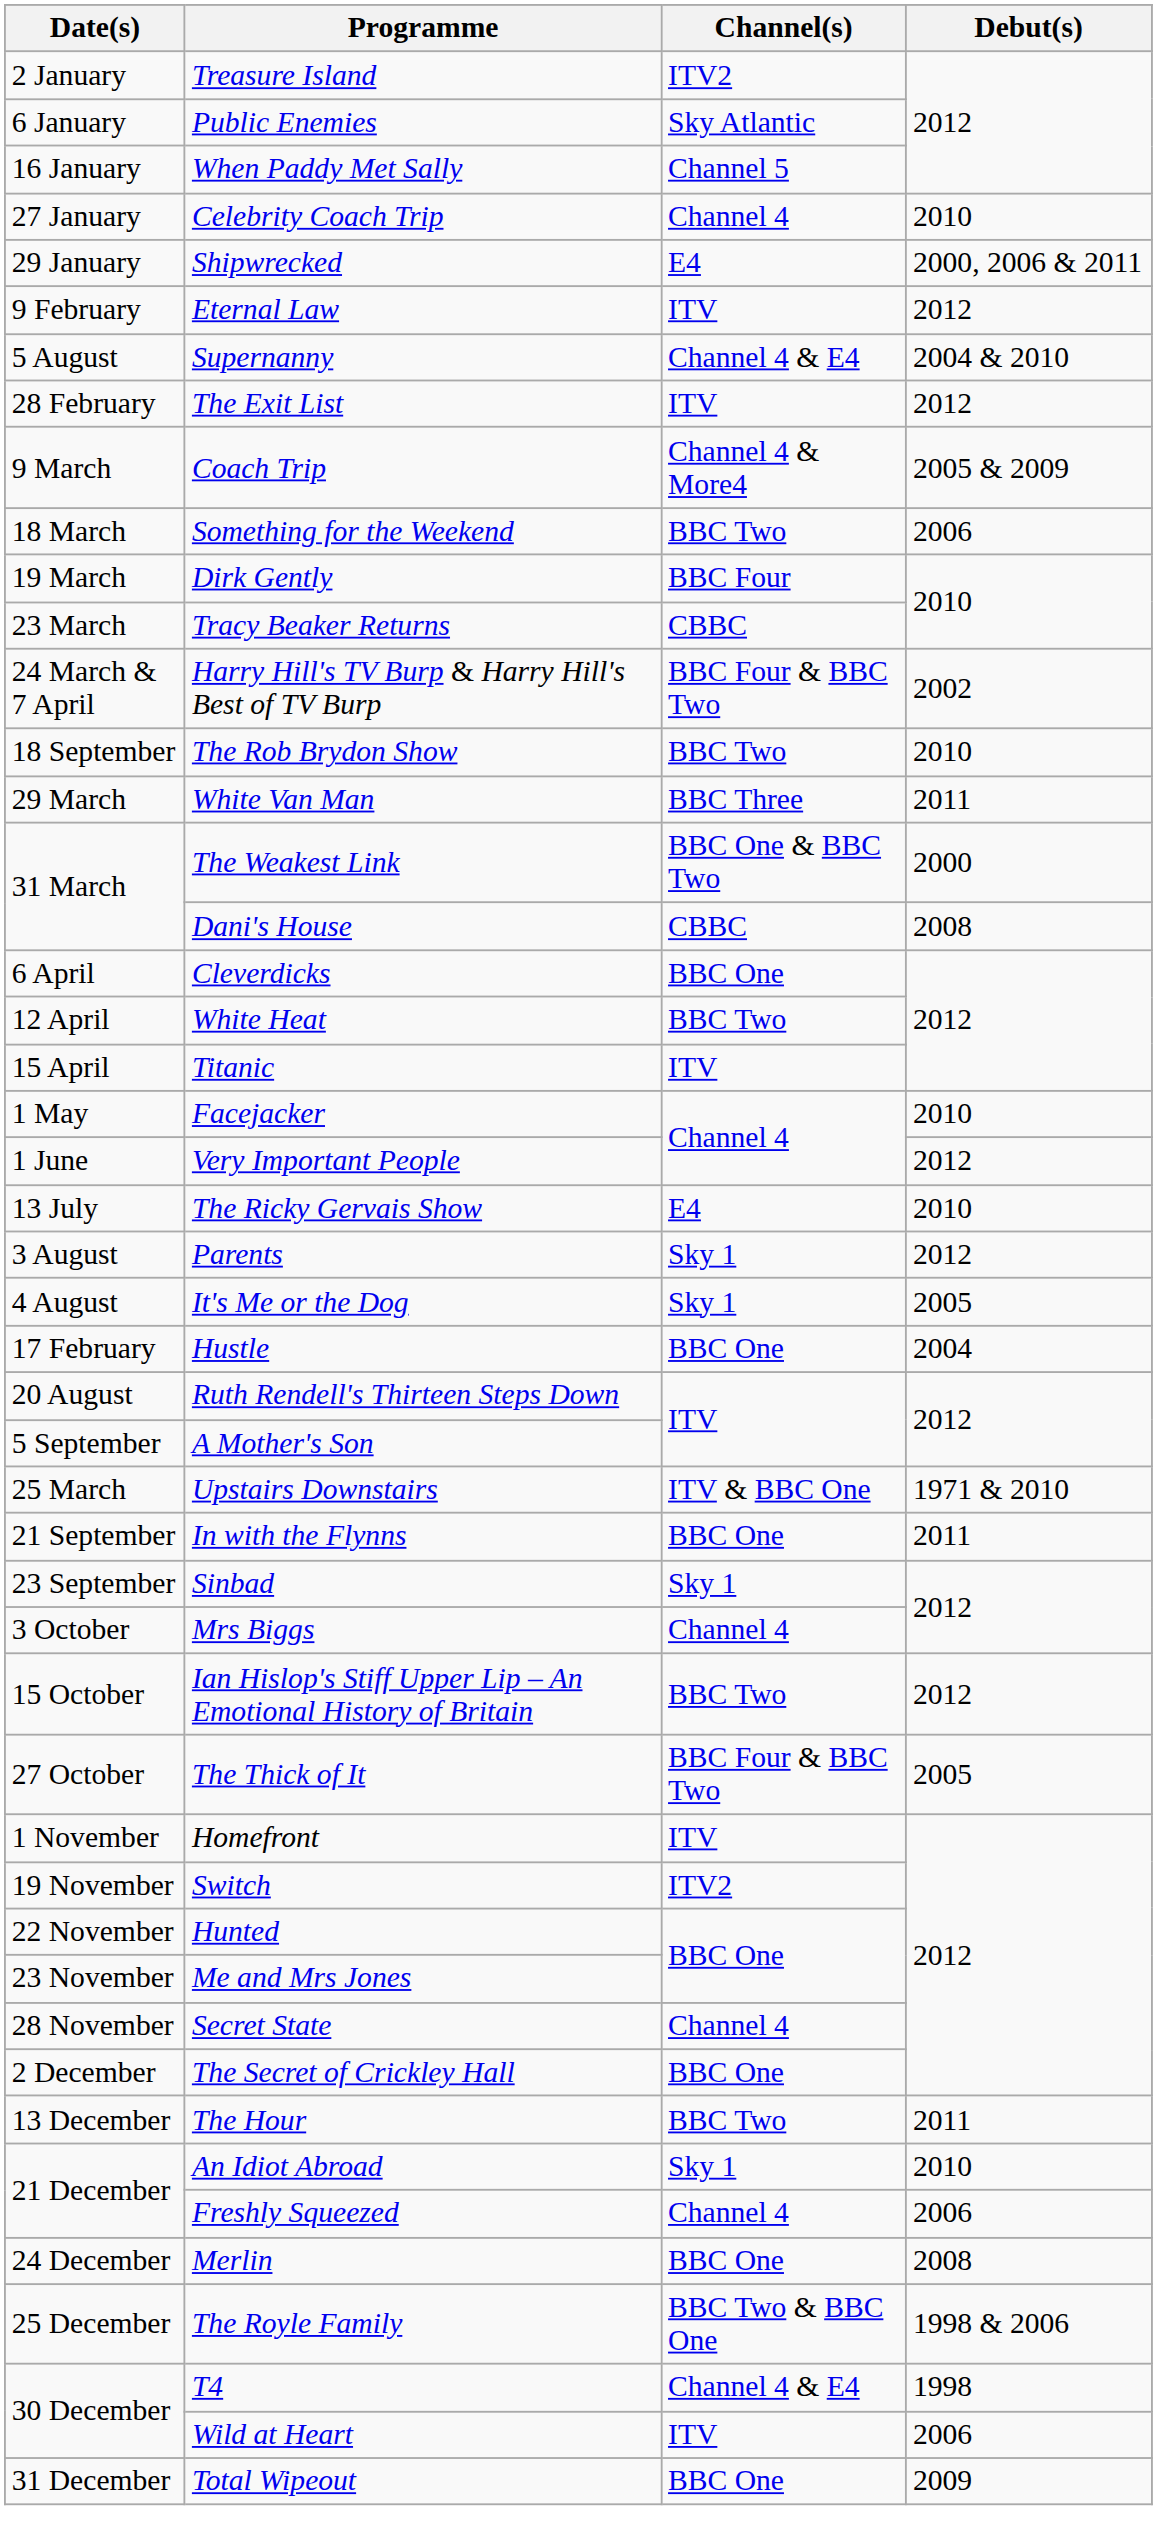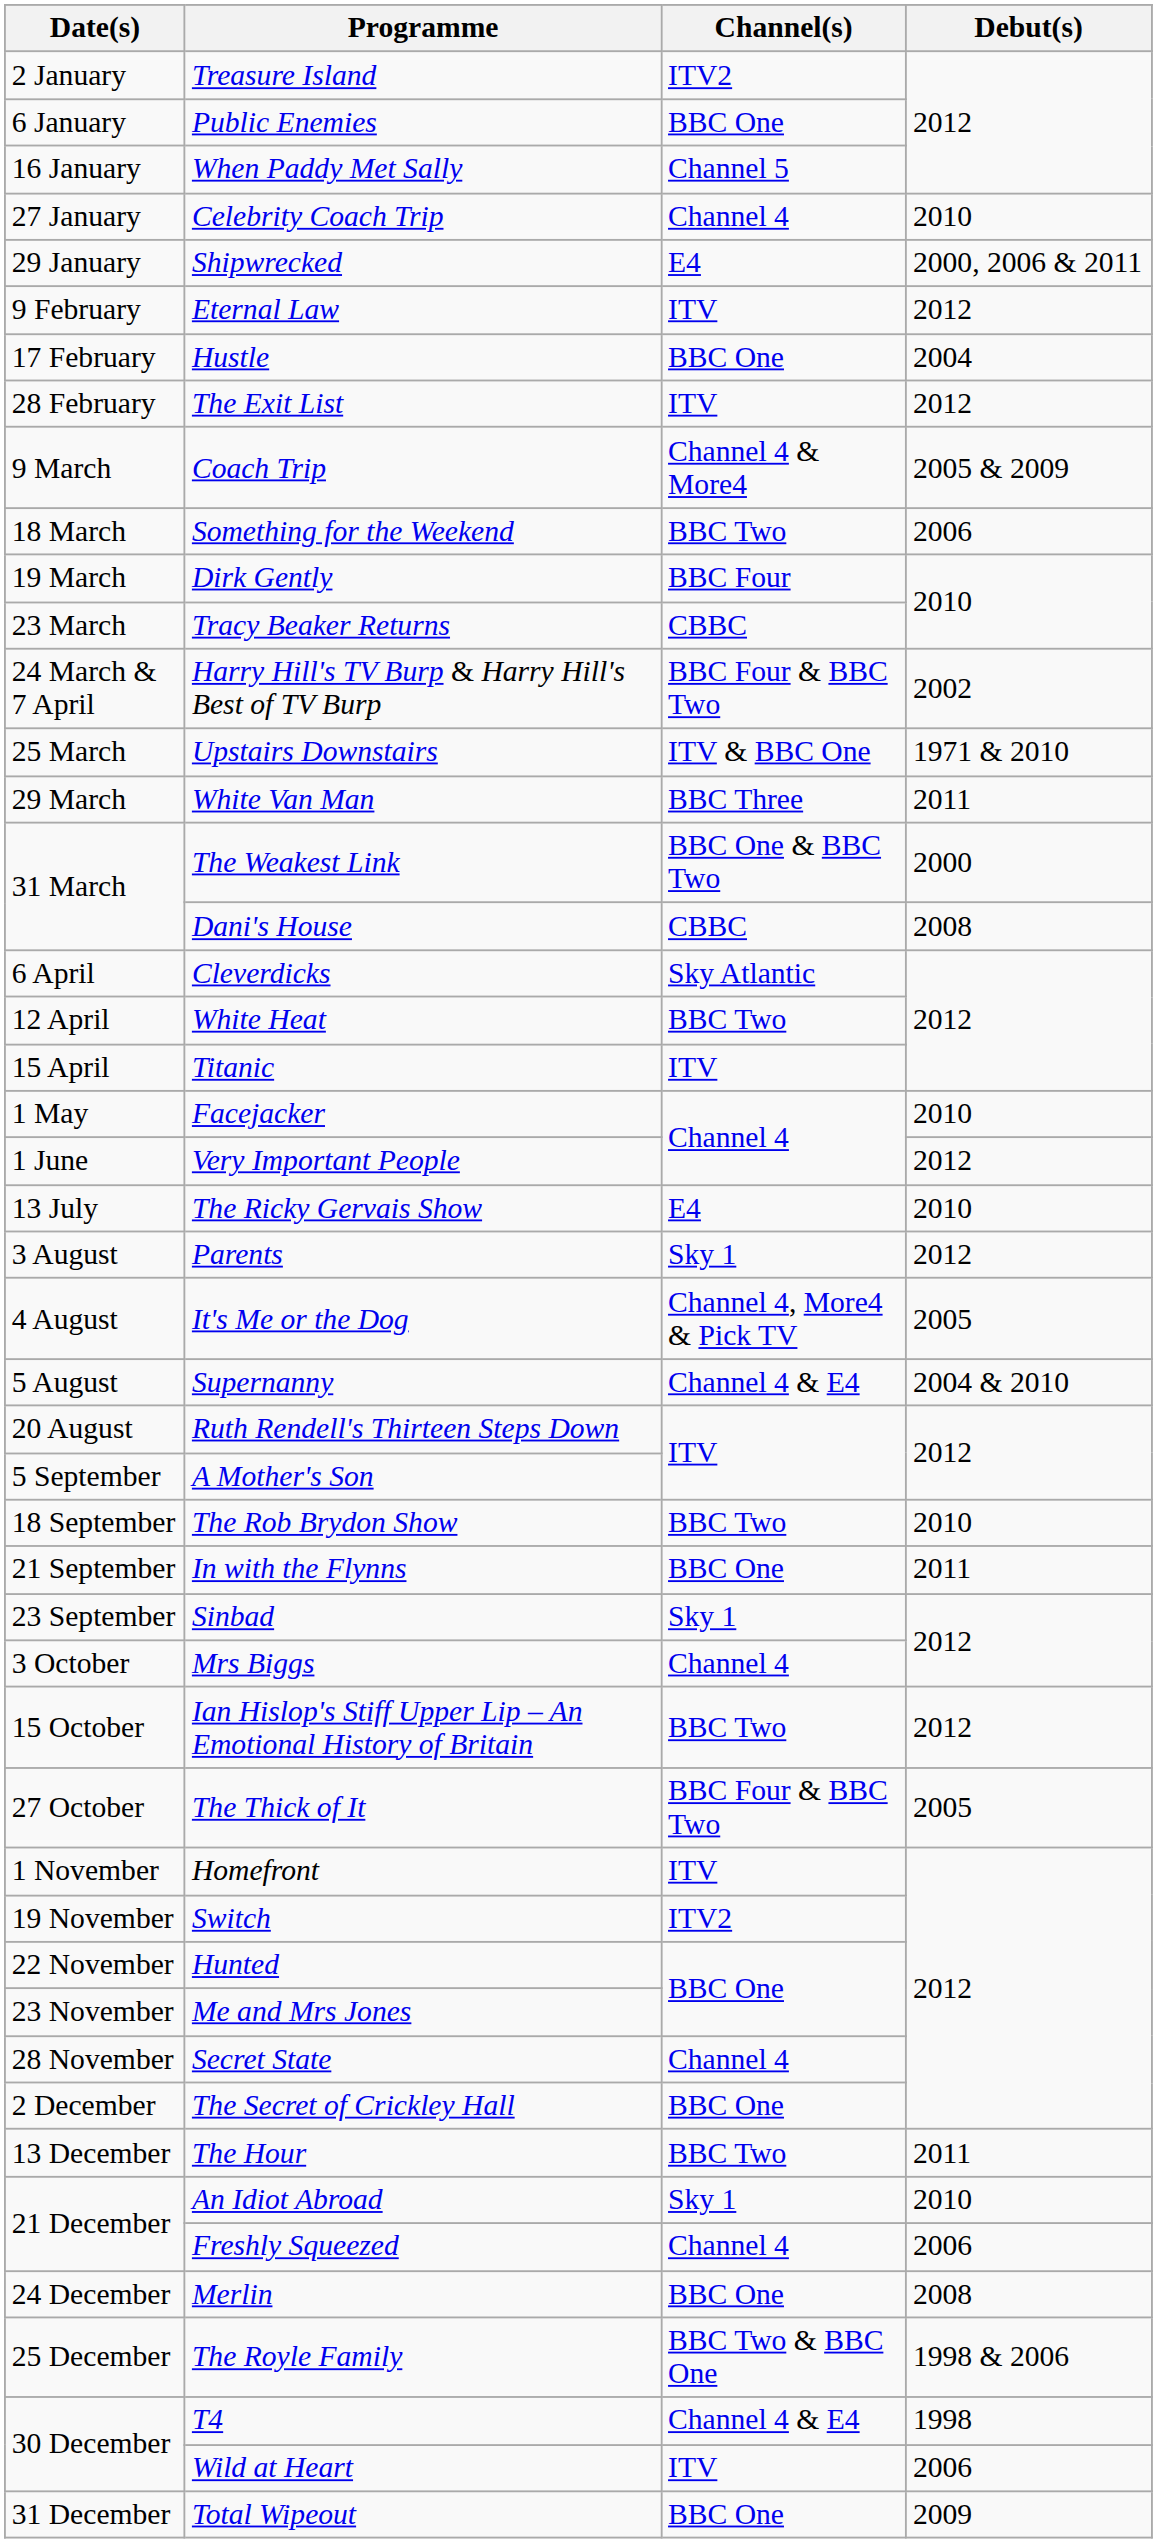(742, 121) Sky Atlantic -> (726, 121) BBC One
rows swapped: (231, 1348) <-> (263, 356)
rows swapped: (315, 1489) <-> (325, 751)
(726, 972) BBC One -> (742, 972) Sky Atlantic
(702, 1301) Sky 1 -> (775, 1318) Channel 4, More4 & Pick TV
